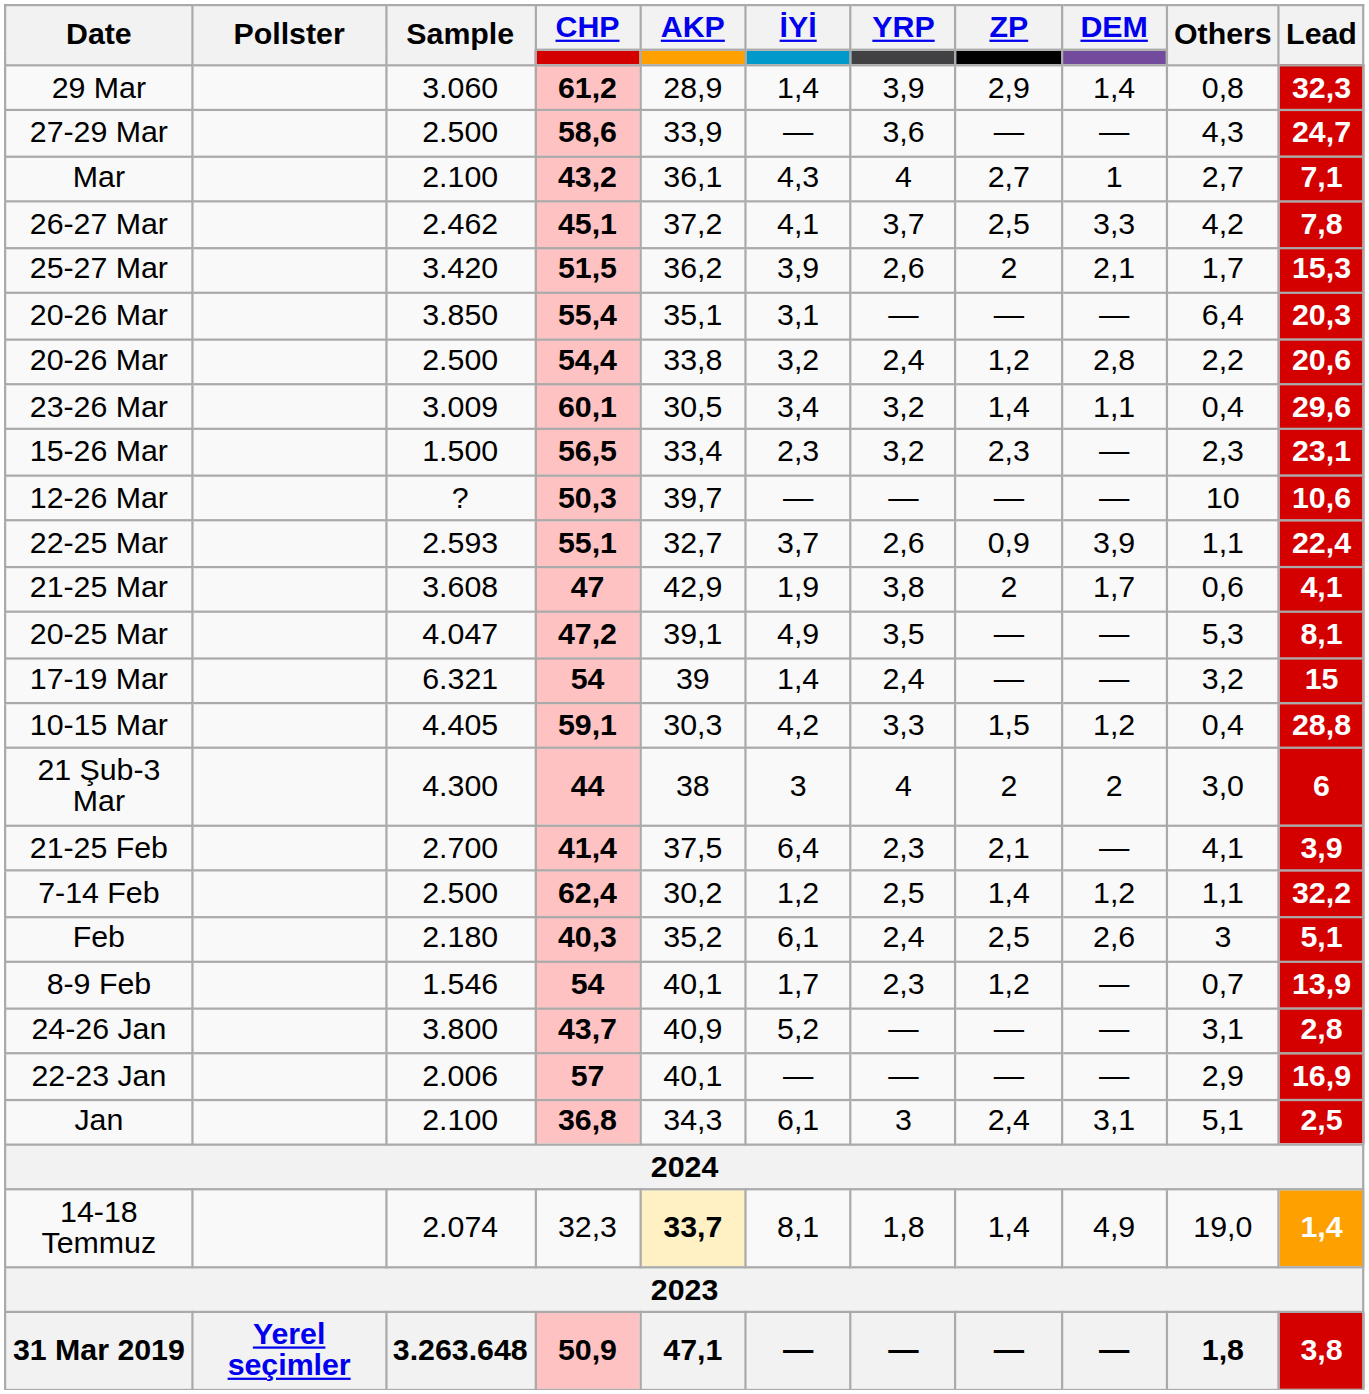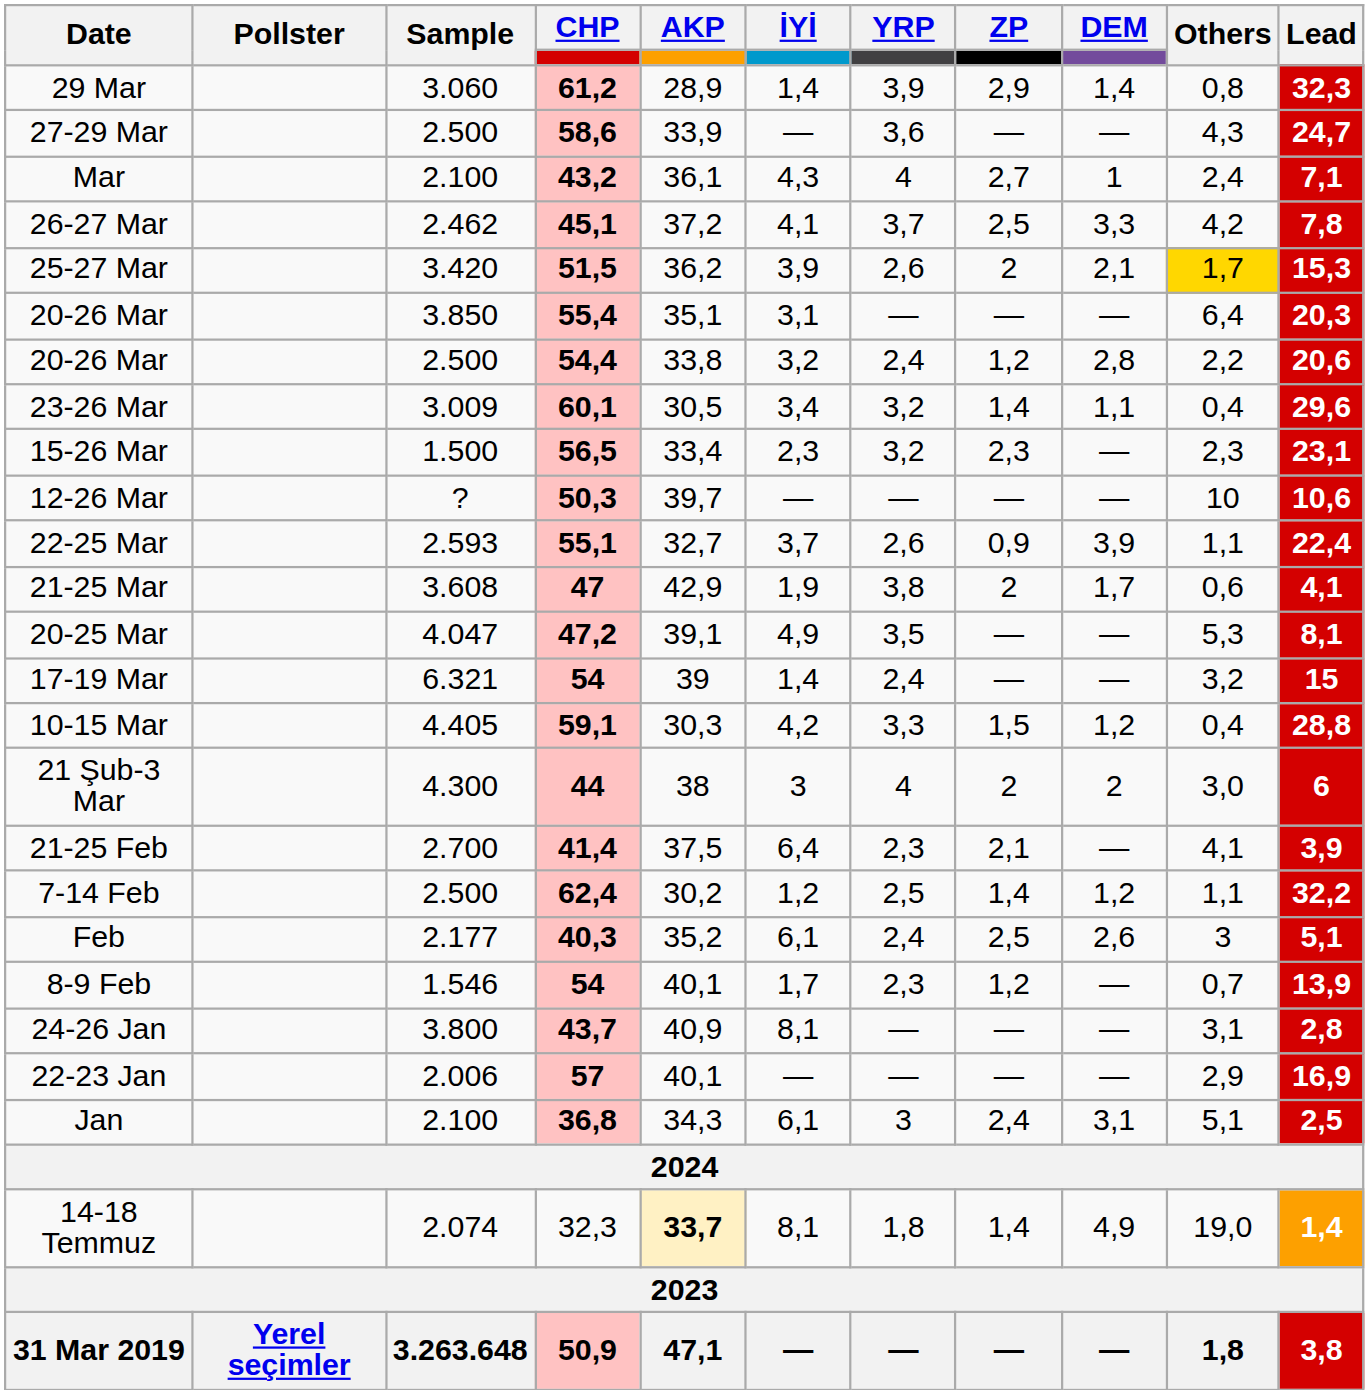(1223, 177) 2,7 -> (1223, 177) 2,4
(1223, 269) no background -> (1223, 269) gold background
(460, 938) 2.180 -> (460, 938) 2.177
(798, 1029) 5,2 -> (798, 1029) 8,1
